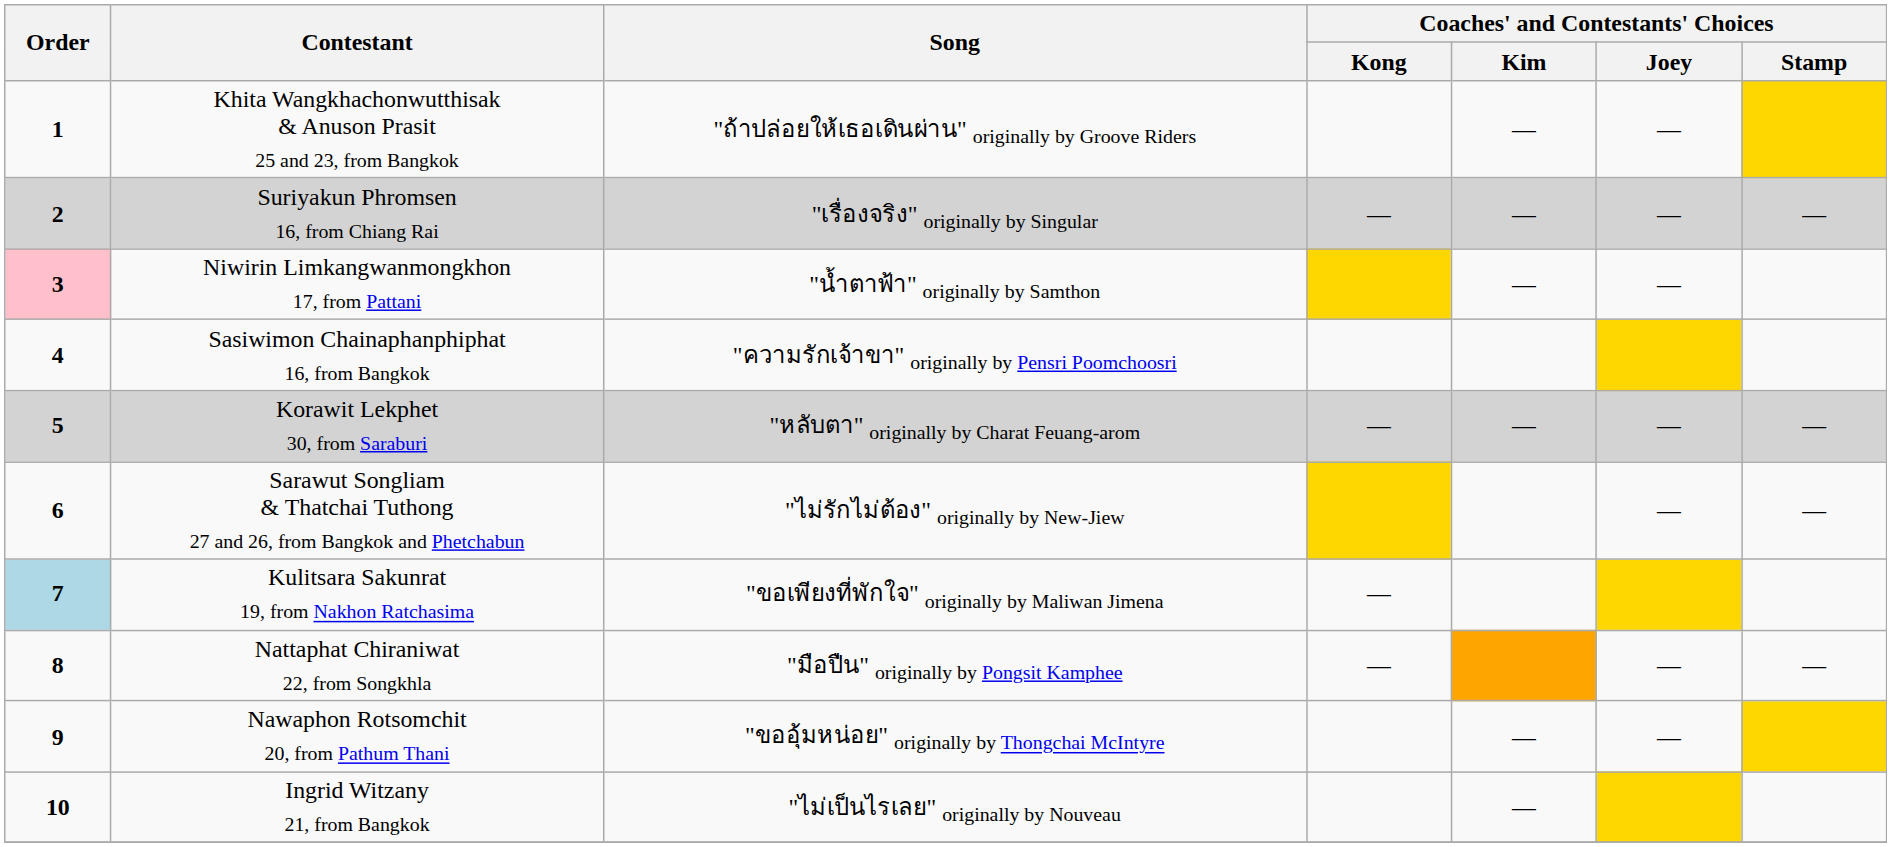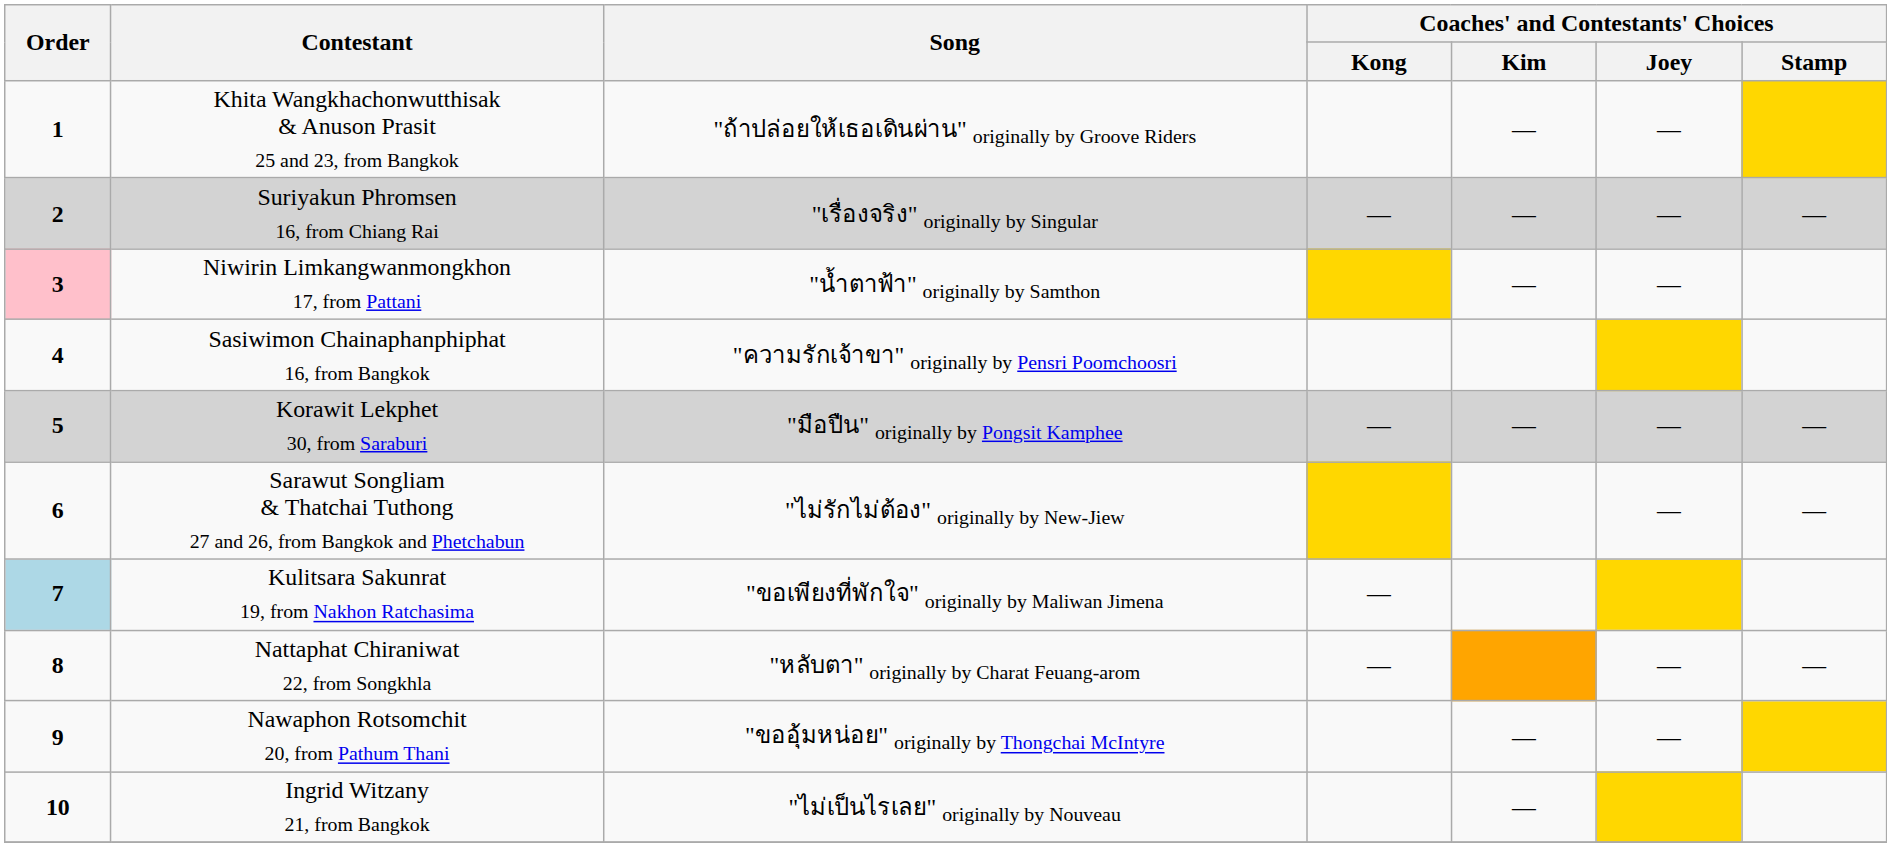(955, 428) "หลับตา" originally by Charat Feuang-arom -> (955, 428) "มือปืน" originally by Pongsit Kamphee
(955, 668) "มือปืน" originally by Pongsit Kamphee -> (955, 668) "หลับตา" originally by Charat Feuang-arom
